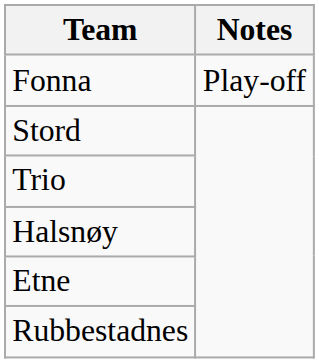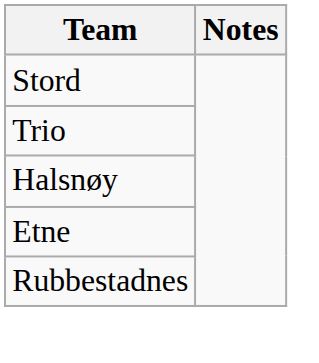- row: (52, 79)
